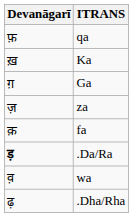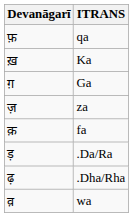(11, 154) bold -> (11, 154) normal
rows swapped: (101, 201) <-> (84, 177)
